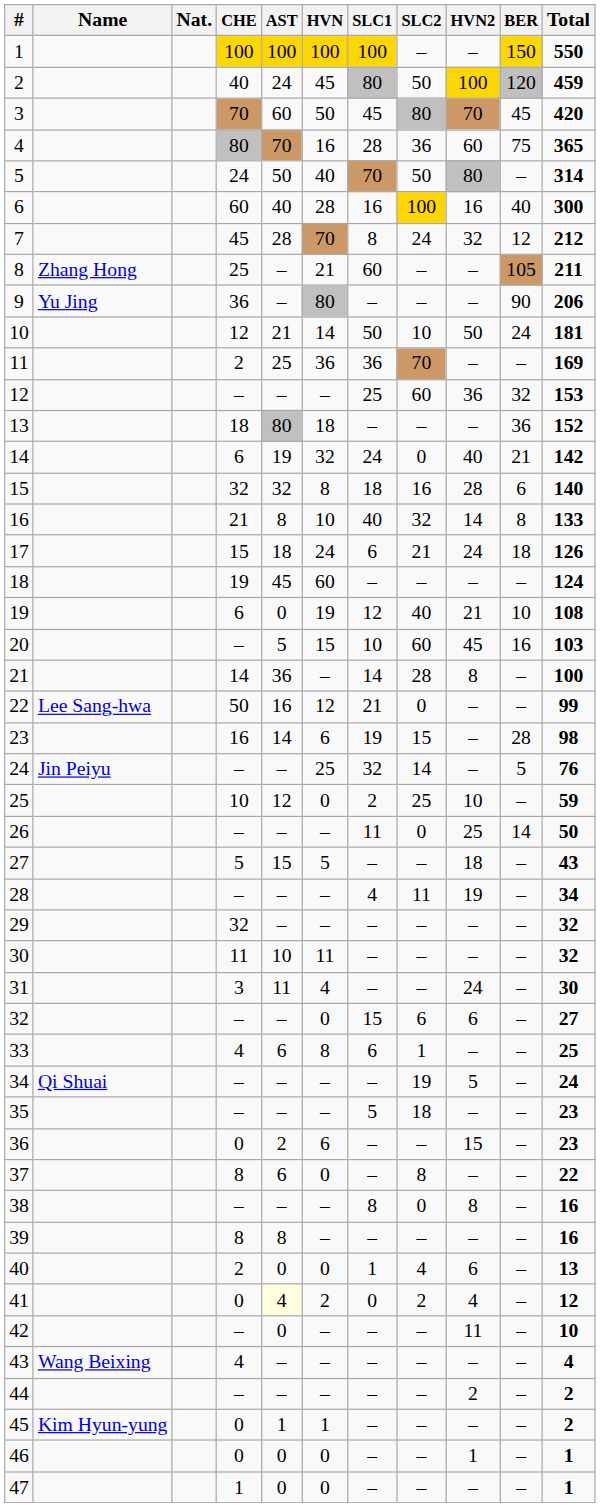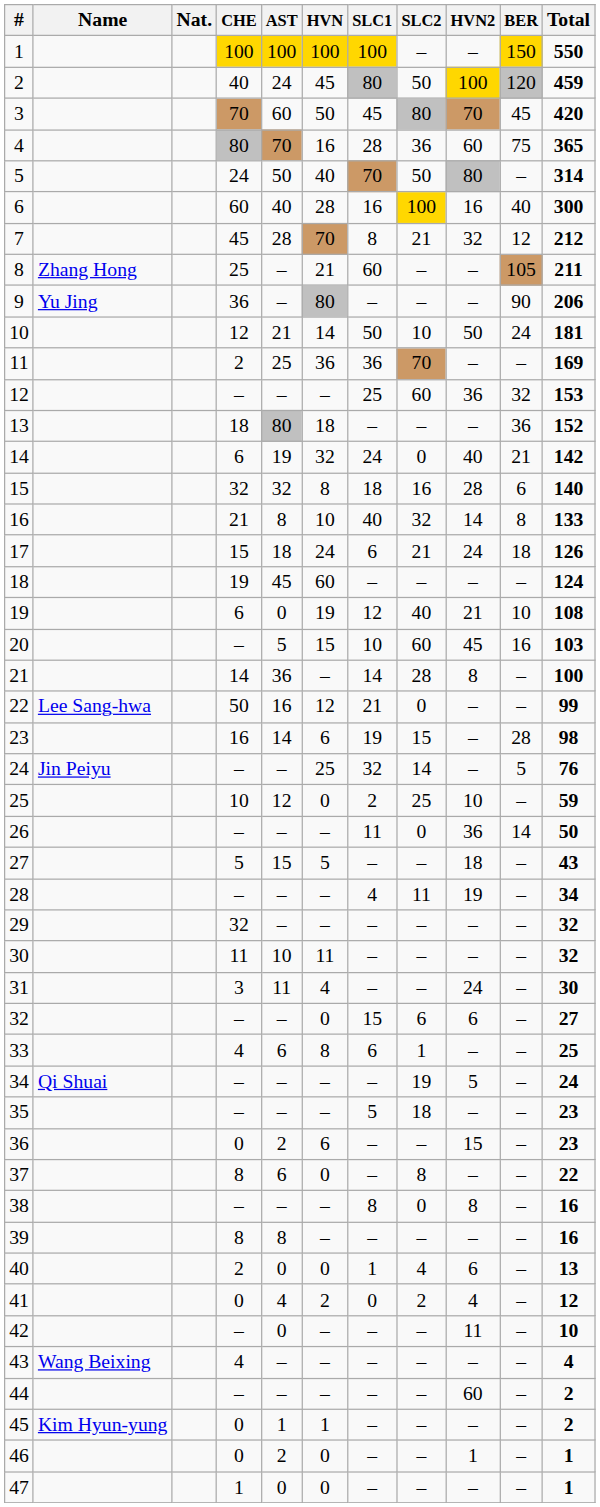(421, 238) 24 -> (421, 238) 21
(473, 831) 25 -> (473, 831) 36
(282, 1299) lightyellow background -> (282, 1299) no background
(473, 1393) 2 -> (473, 1393) 60
(282, 1455) 0 -> (282, 1455) 2
